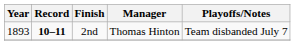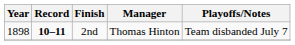(18, 31) 1893 -> (18, 31) 1898
